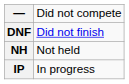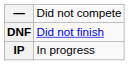- row: (19, 50)
